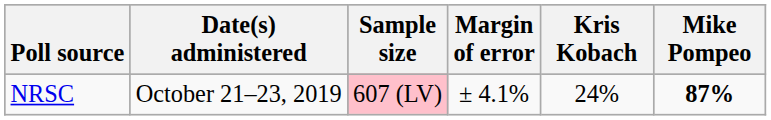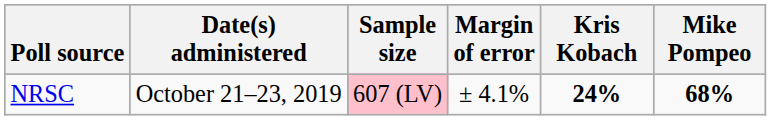(597, 93) normal -> (597, 93) bold
(710, 93) 87% -> (710, 93) 68%
